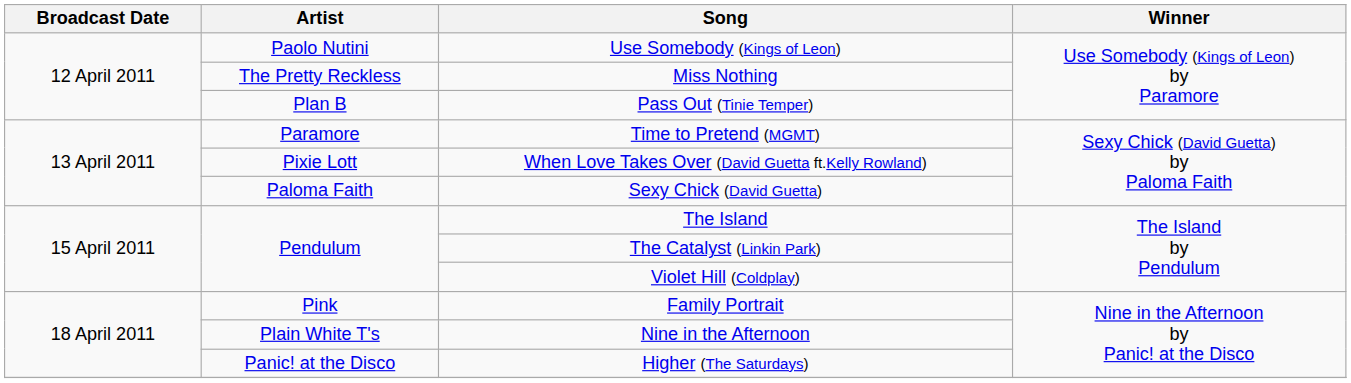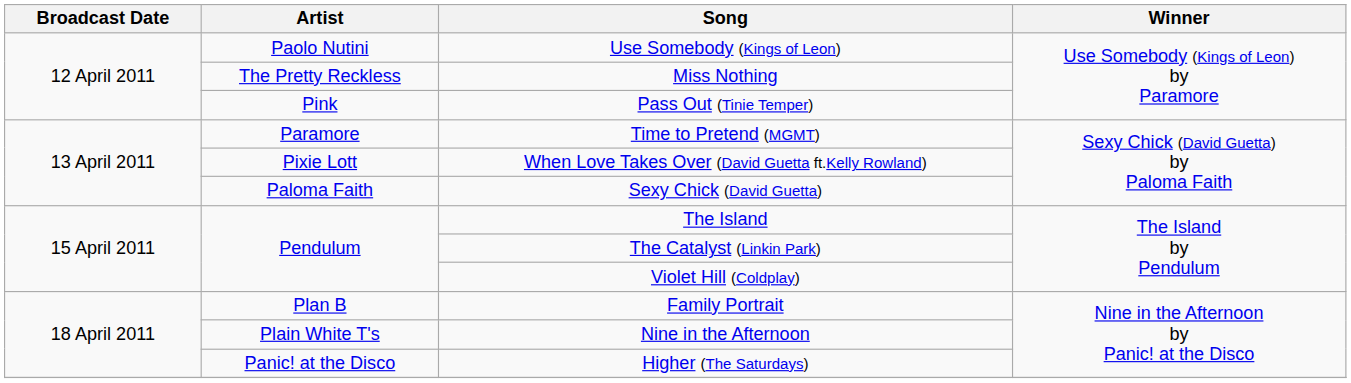(320, 104) Plan B -> (320, 104) Pink
(320, 305) Pink -> (320, 305) Plan B
